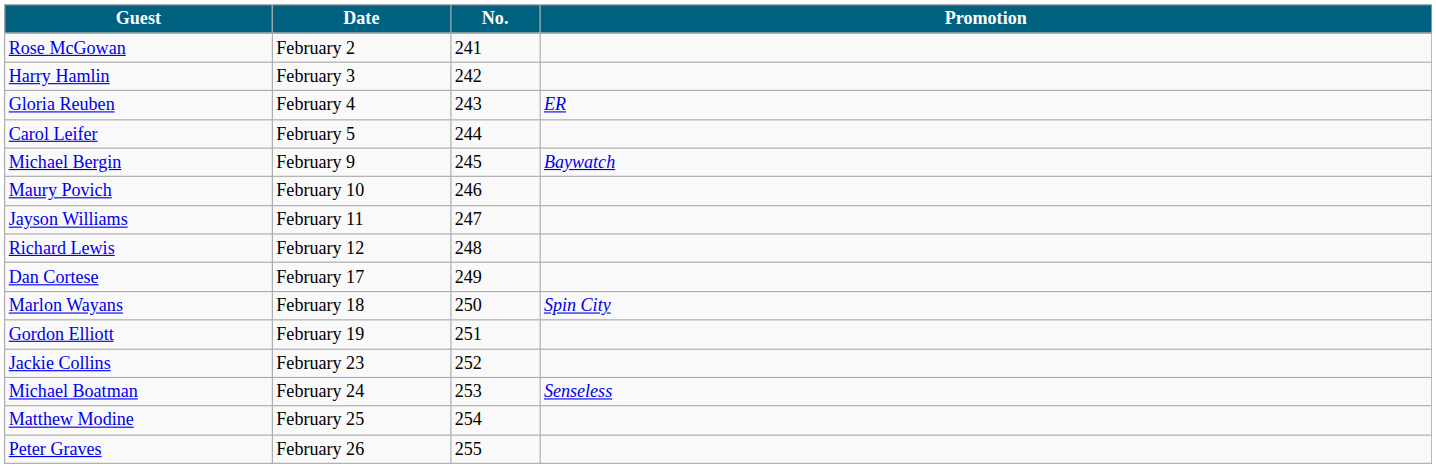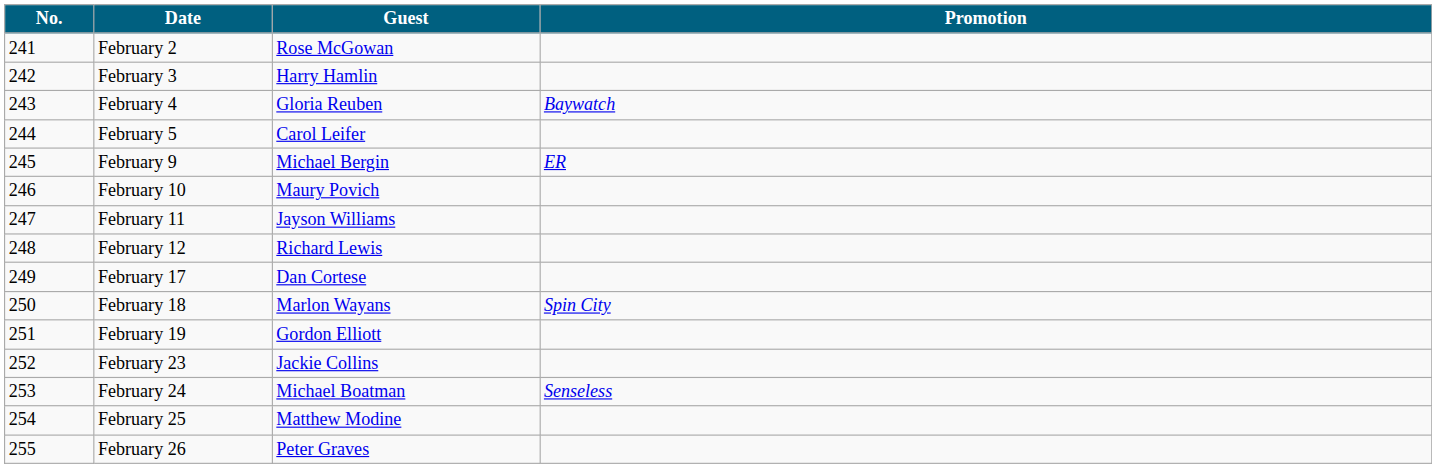columns swapped: (495, 18) <-> (138, 18)
(555, 104) ER -> (580, 104) Baywatch
(580, 162) Baywatch -> (555, 162) ER
